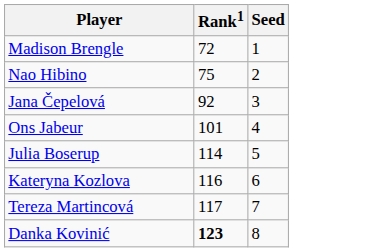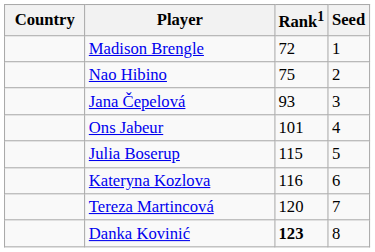+ column: (45, 19)
(206, 101) 92 -> (287, 101) 93
(210, 154) 114 -> (291, 154) 115
(210, 206) 117 -> (291, 206) 120
